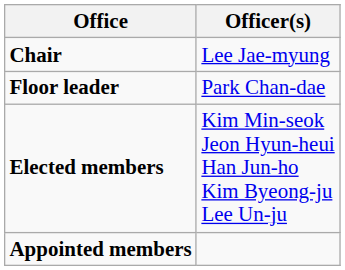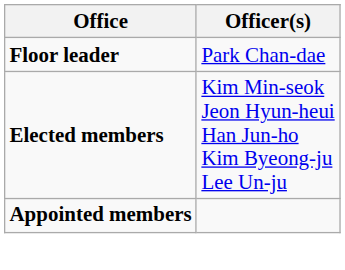- row: (36, 54)
